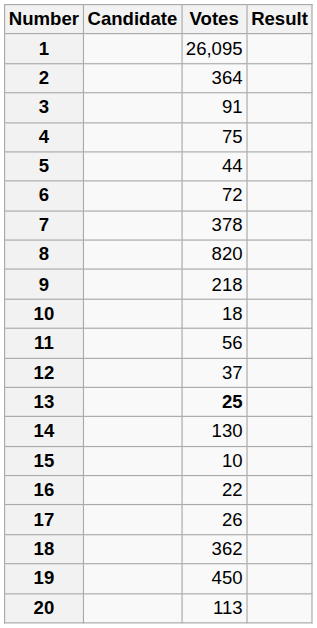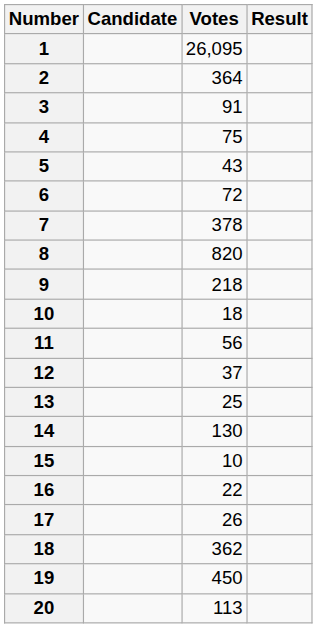(232, 166) 44 -> (232, 166) 43
(232, 401) bold -> (232, 401) normal
